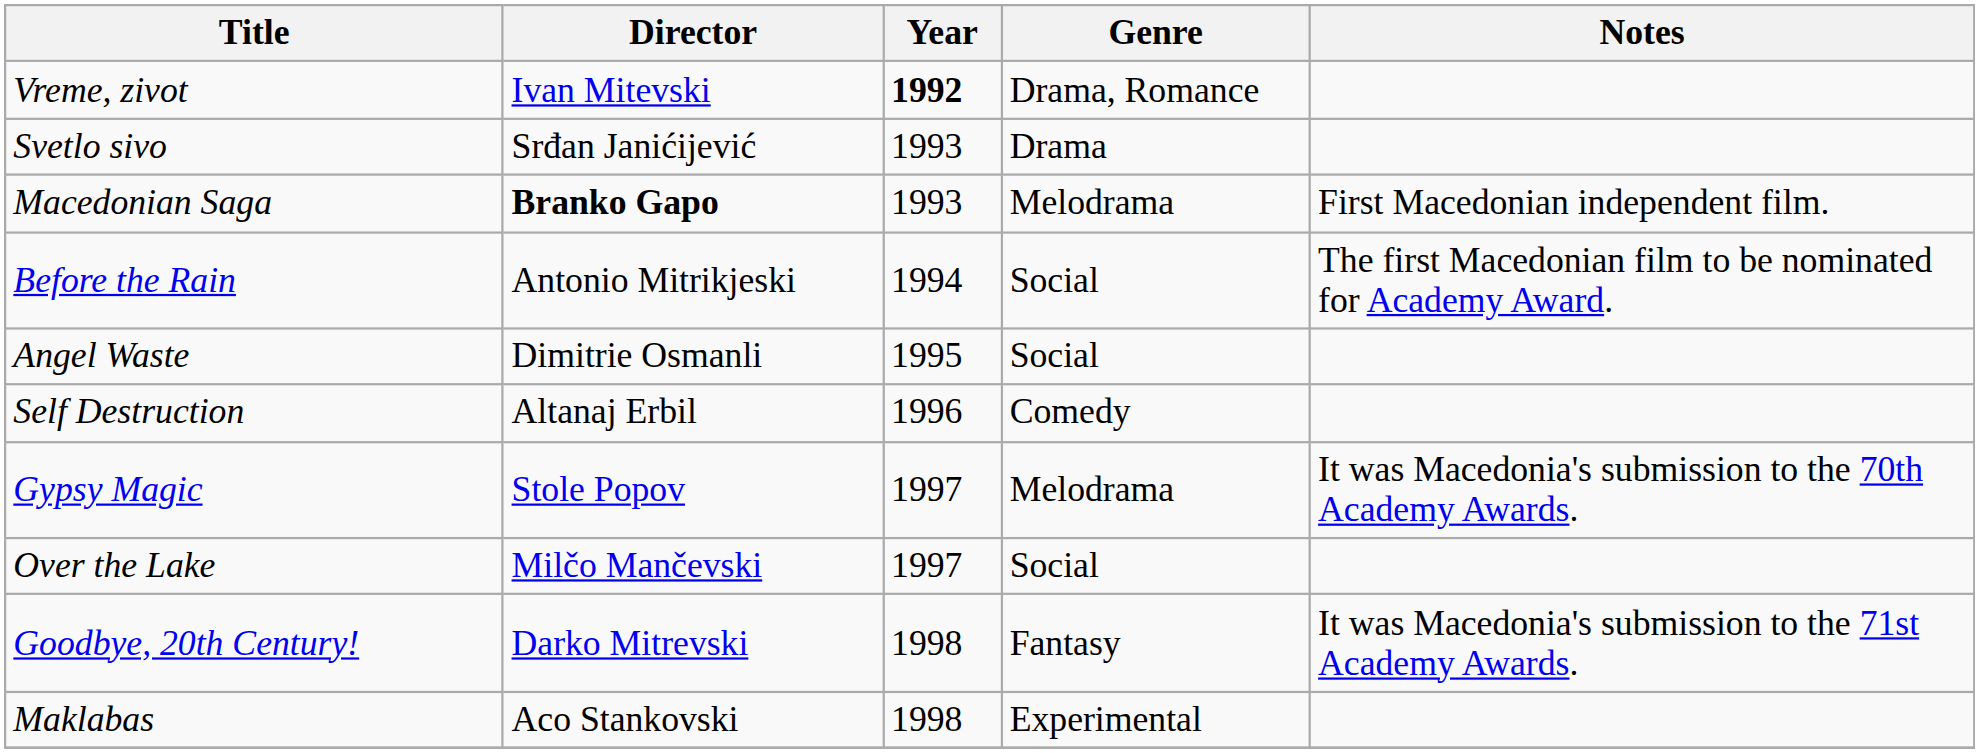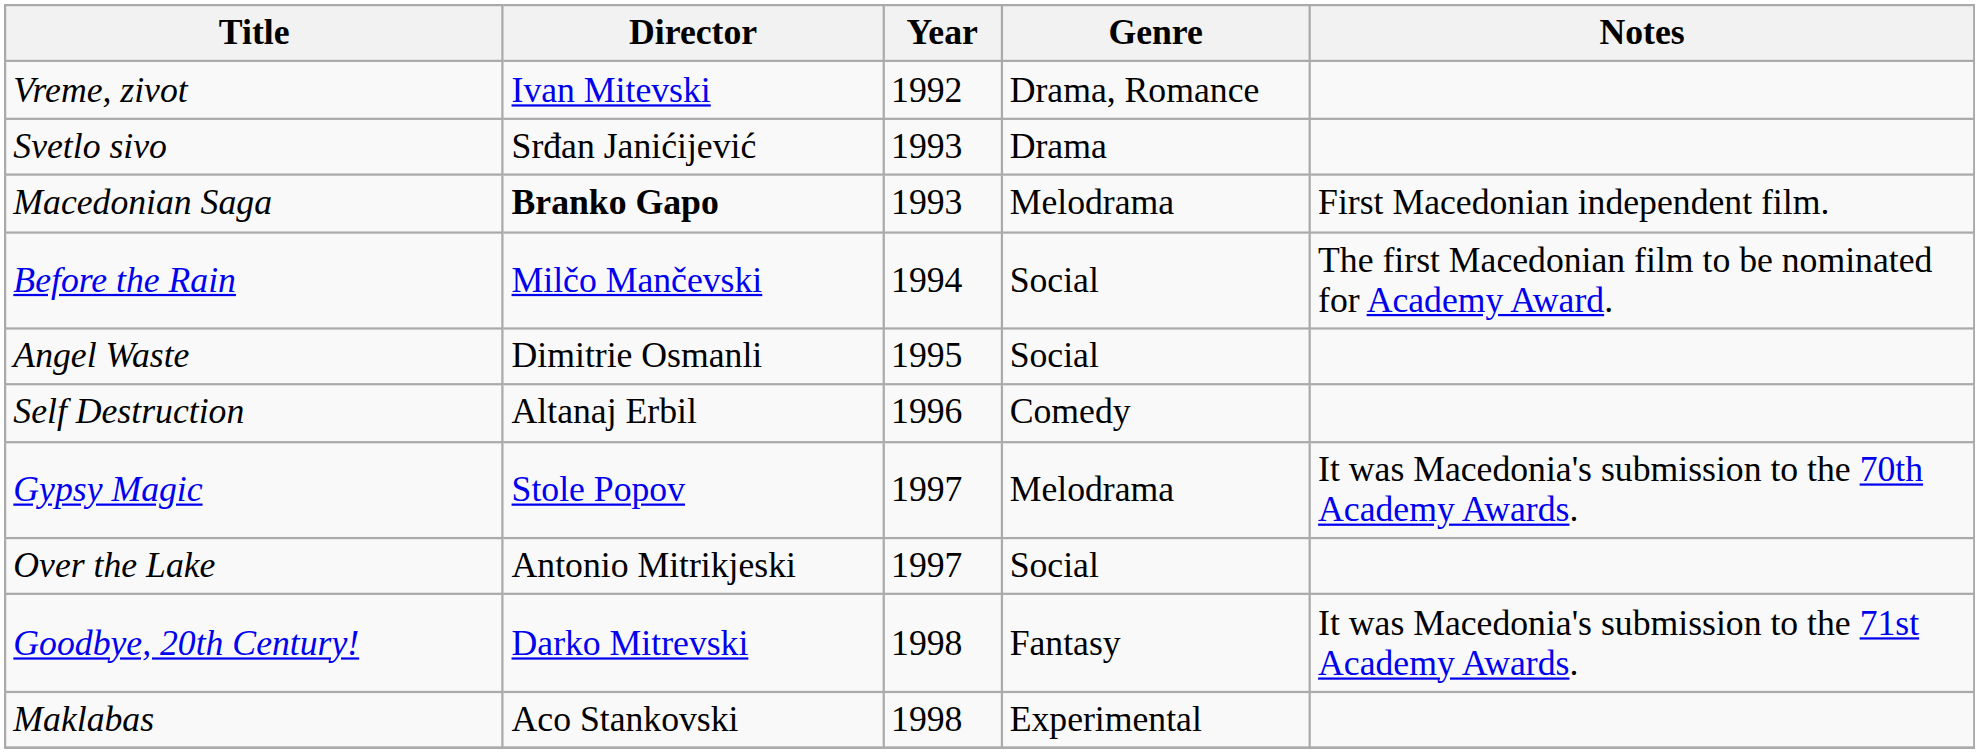(927, 89) bold -> (927, 89) normal
(654, 279) Antonio Mitrikjeski -> (637, 279) Milčo Mančevski
(637, 565) Milčo Mančevski -> (654, 565) Antonio Mitrikjeski
